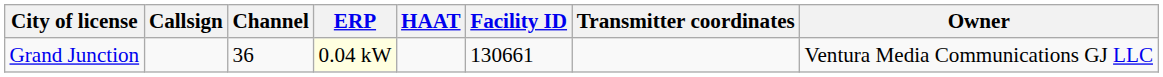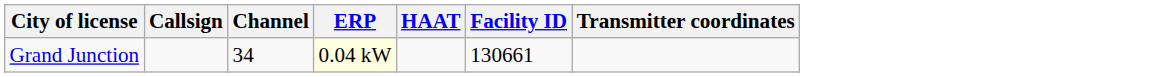- column: (979, 21)
(243, 54) 36 -> (243, 54) 34
